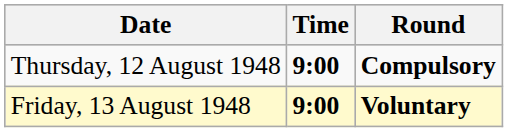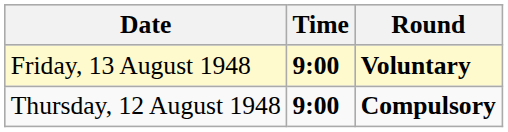rows swapped: (146, 65) <-> (131, 106)
